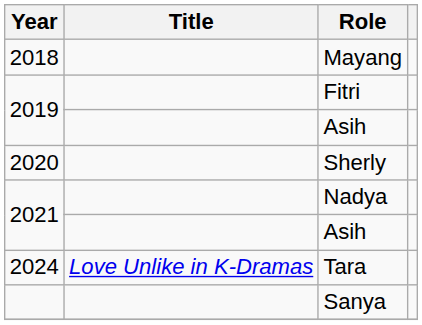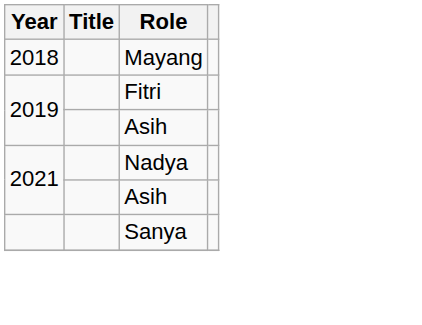- row: (34, 162)
- row: (34, 267)
